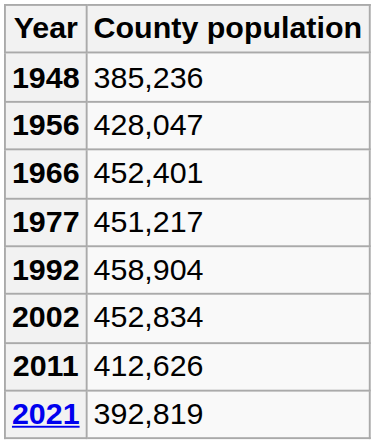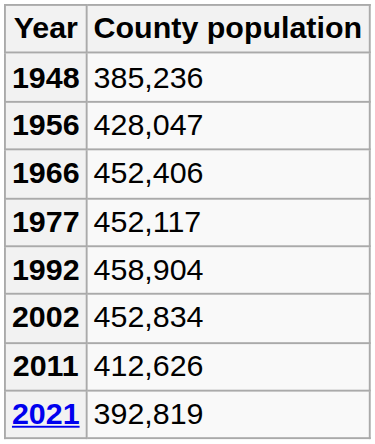(149, 173) 452,401 -> (149, 173) 452,406
(149, 221) 451,217 -> (147, 221) 452,117
